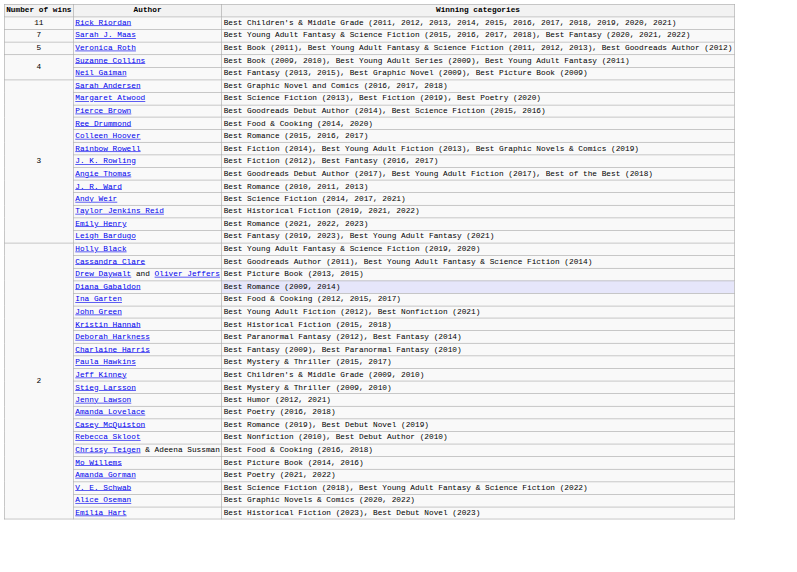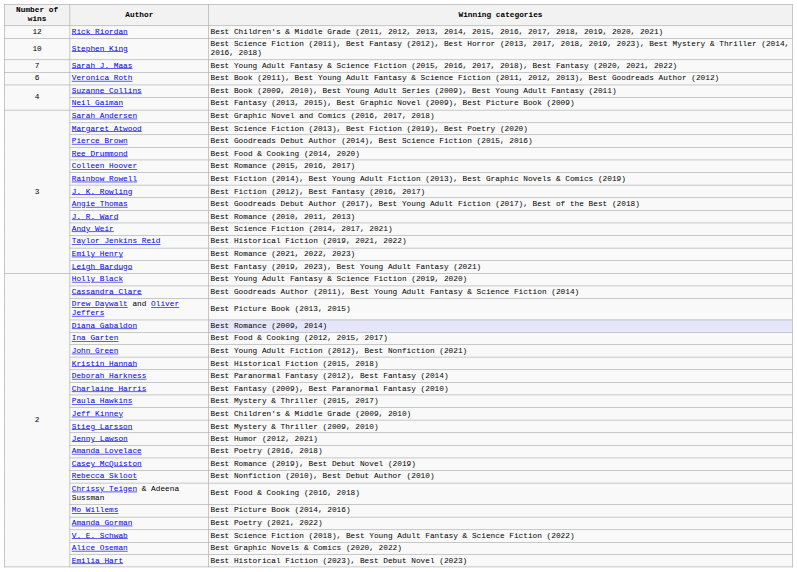(39, 23) 11 -> (37, 32) 12
+ row: (100, 49)
(39, 49) 5 -> (37, 79) 6
